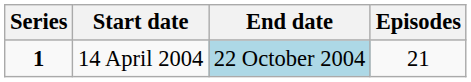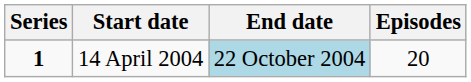(418, 58) 21 -> (418, 58) 20
